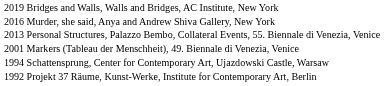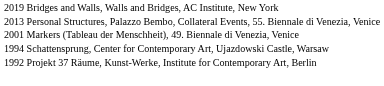- row: (151, 21)
